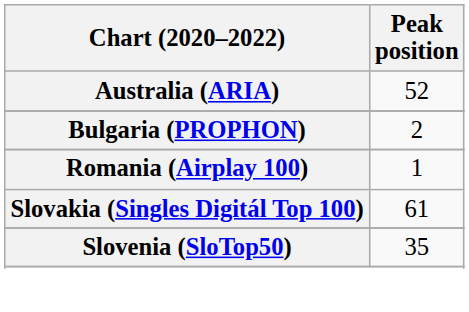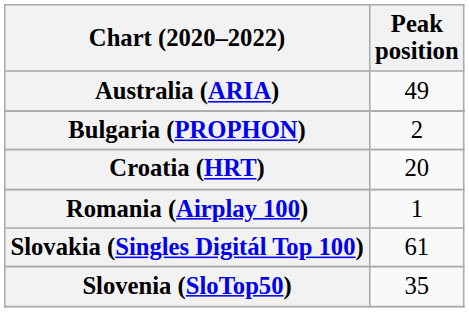(417, 90) 52 -> (417, 90) 49
+ row: (187, 168)
